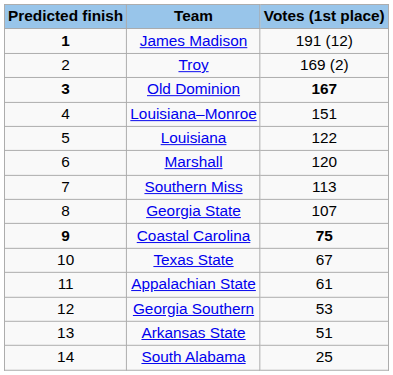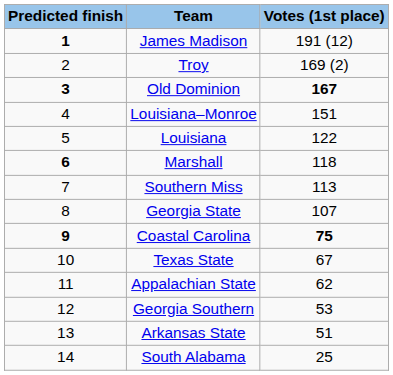(66, 162) normal -> (66, 162) bold
(324, 162) 120 -> (324, 162) 118
(324, 284) 61 -> (324, 284) 62
